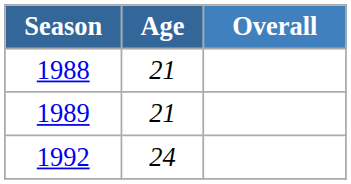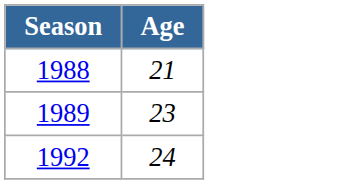- column: (275, 26)
(163, 113) 21 -> (163, 113) 23
